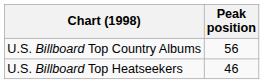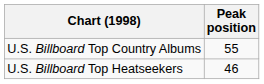(231, 48) 56 -> (231, 48) 55
